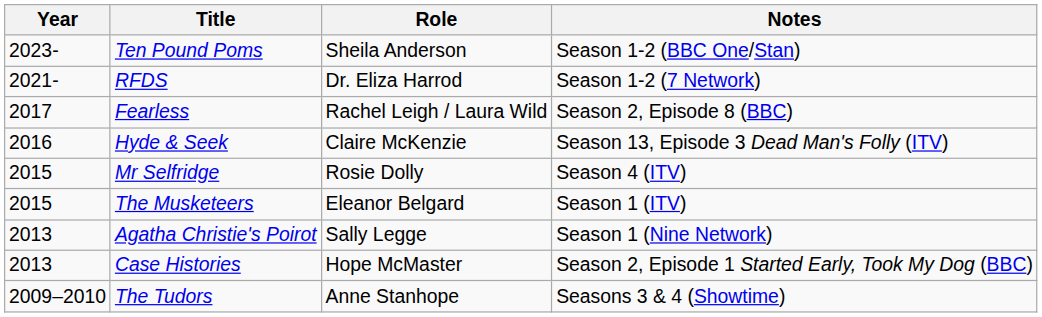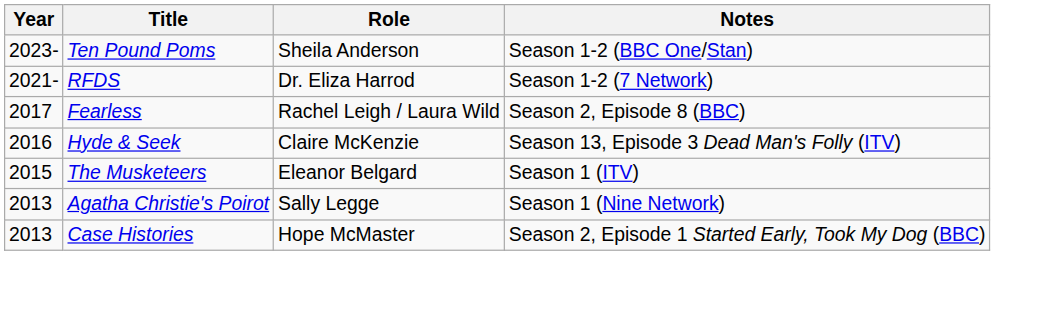- row: (167, 173)
- row: (164, 296)
